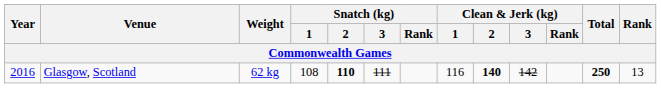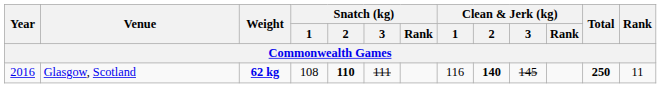(265, 72) normal -> (265, 72) bold
(528, 72) 142 -> (528, 72) 145
(637, 72) 13 -> (637, 72) 11
